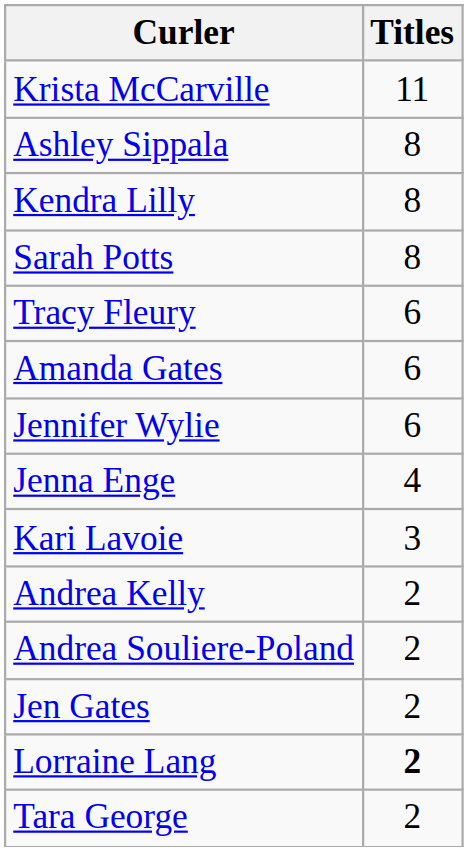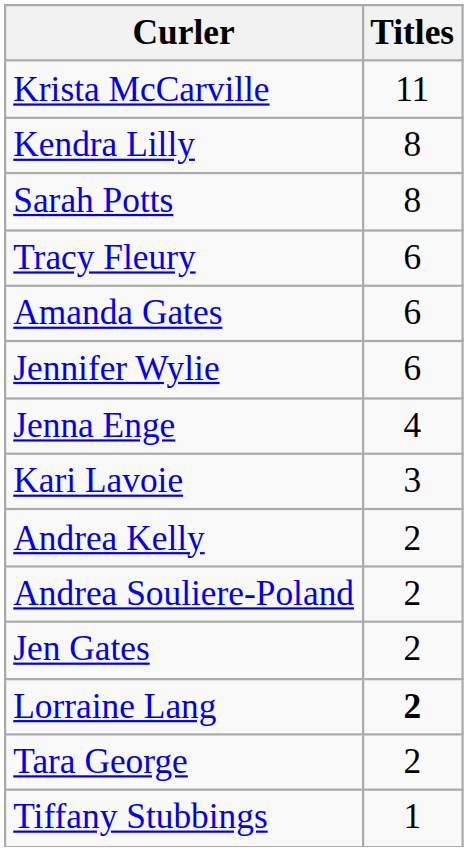- row: (121, 144)
+ row: (140, 817)
